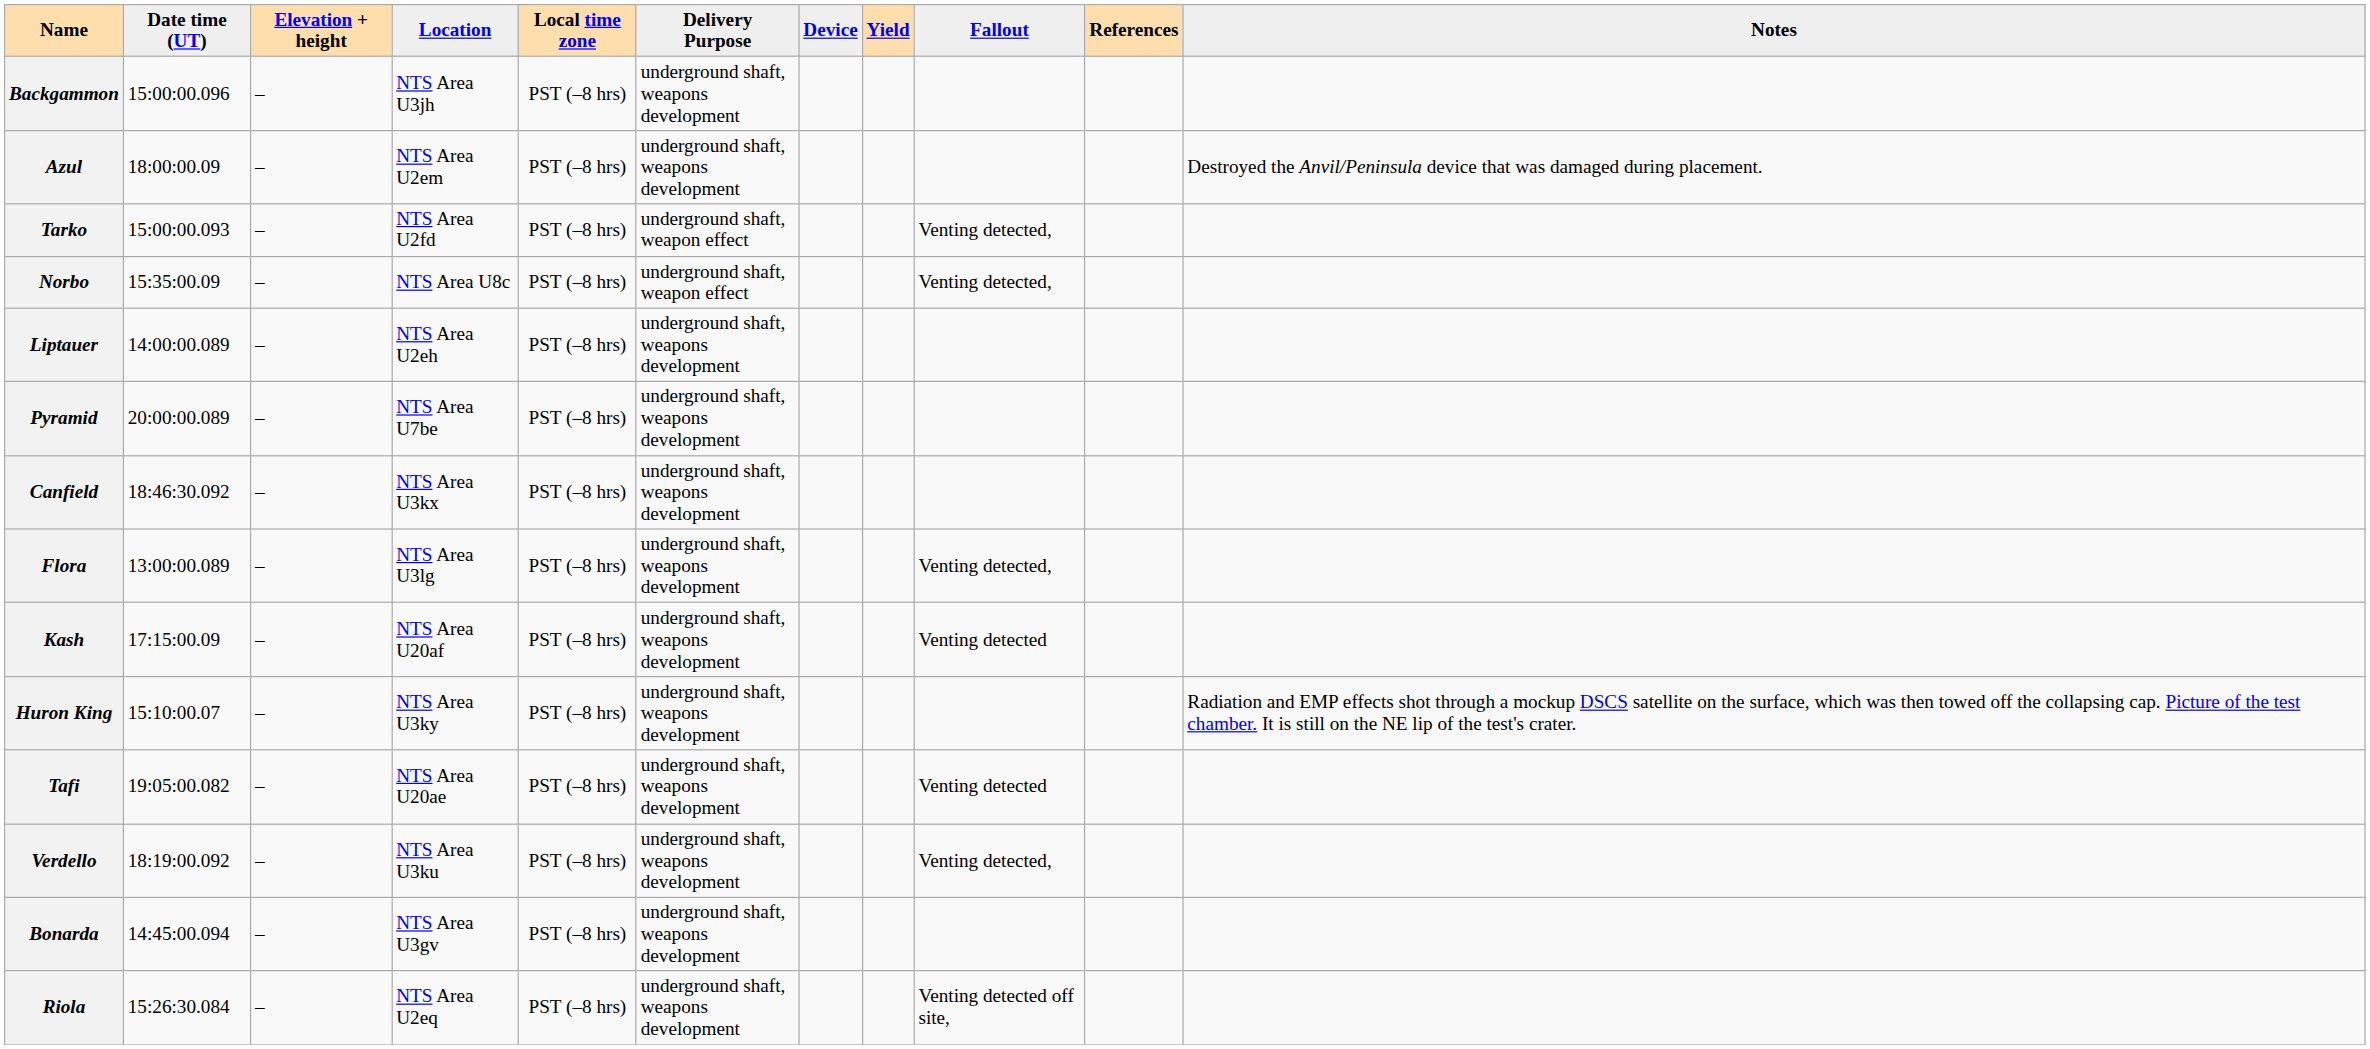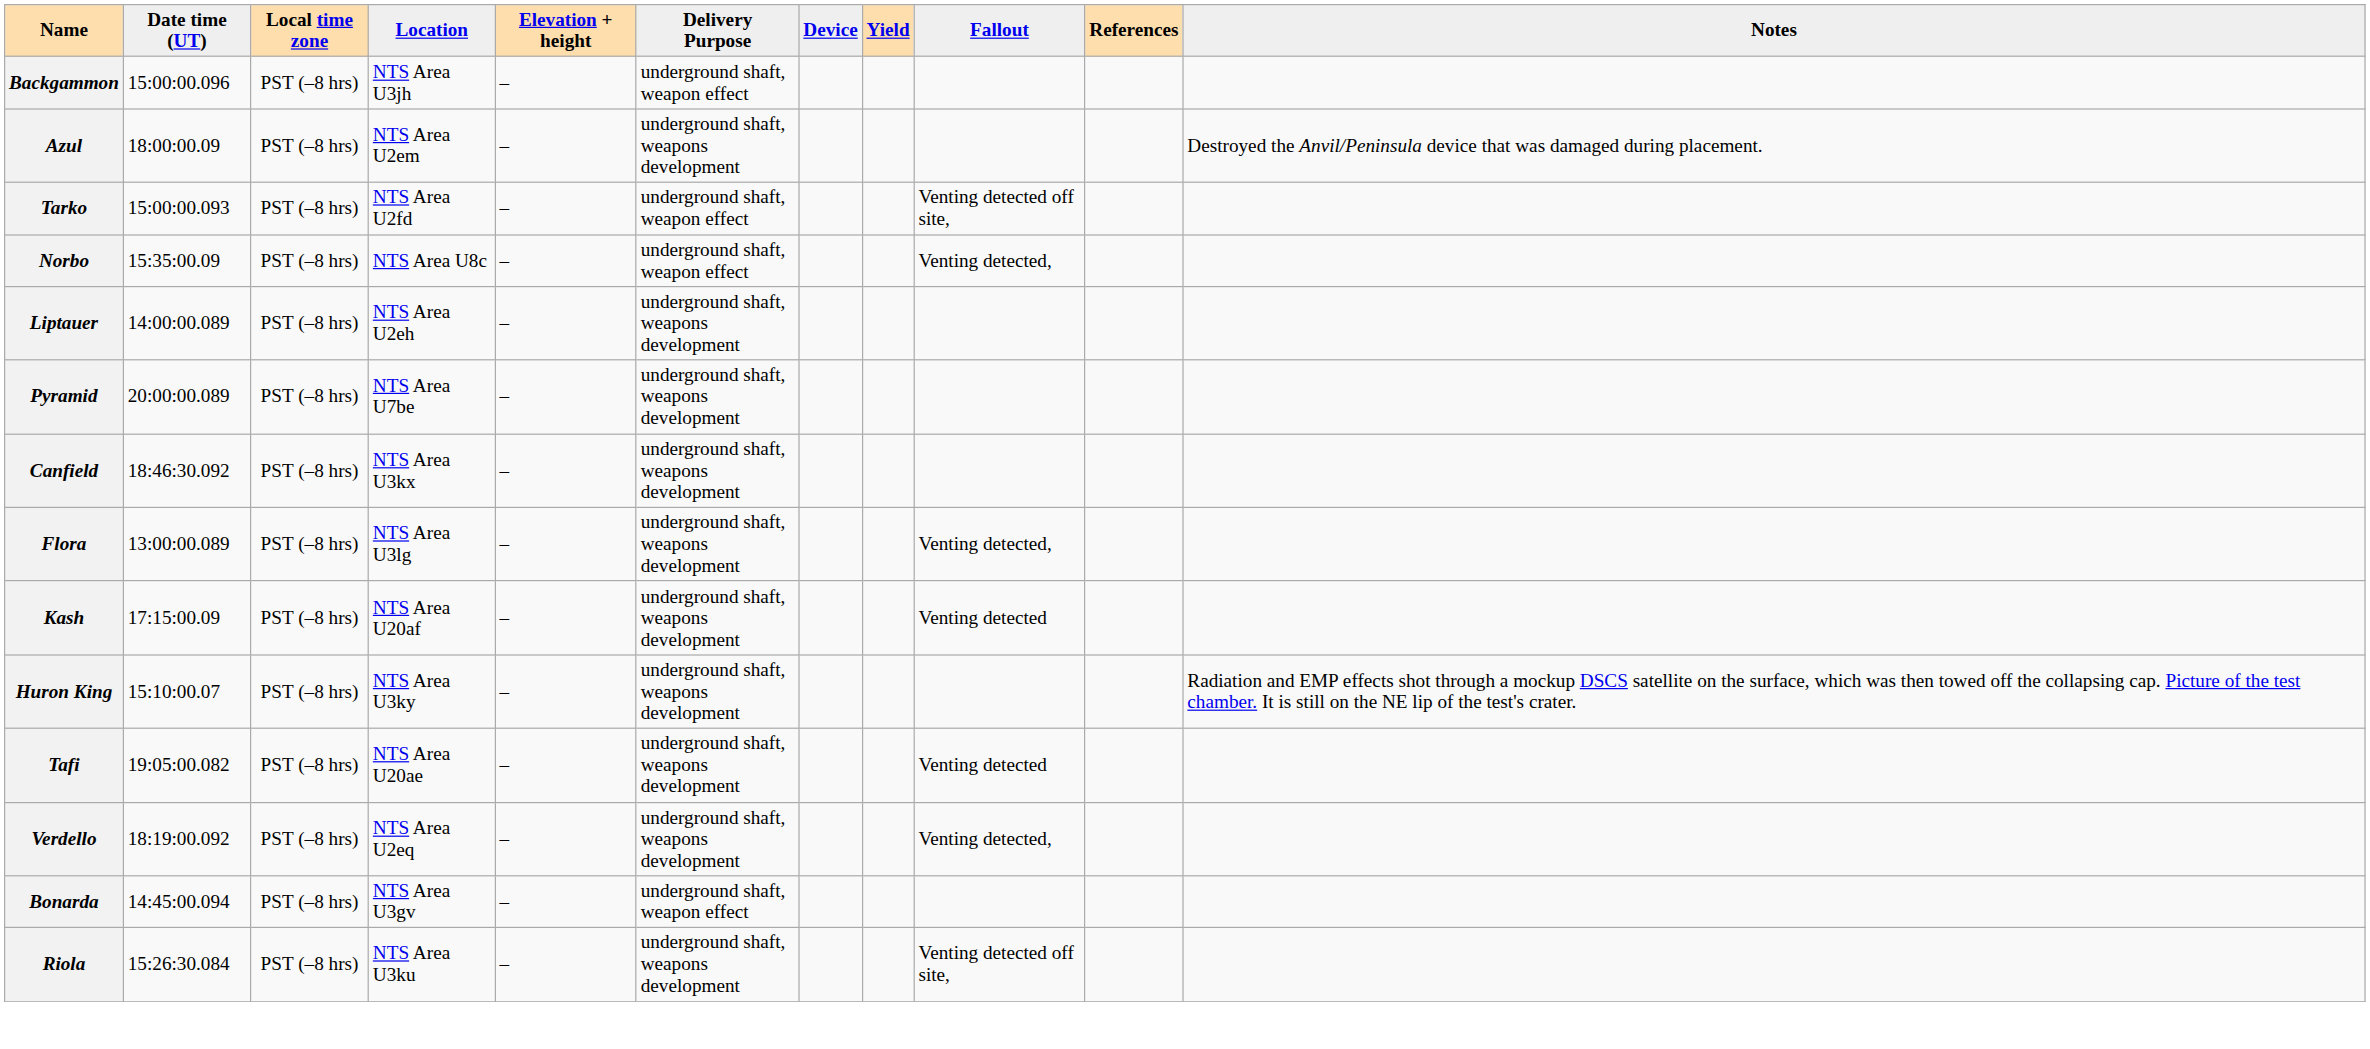columns swapped: (577, 30) <-> (321, 30)
(713, 93) underground shaft, weapons development -> (713, 82) underground shaft, weapon effect
(985, 229) Venting detected, -> (996, 208) Venting detected off site,
(435, 860) NTS Area U3ku -> (412, 838) NTS Area U2eq
(713, 933) underground shaft, weapons development -> (713, 901) underground shaft, weapon effect
(435, 1007) NTS Area U2eq -> (412, 964) NTS Area U3ku
